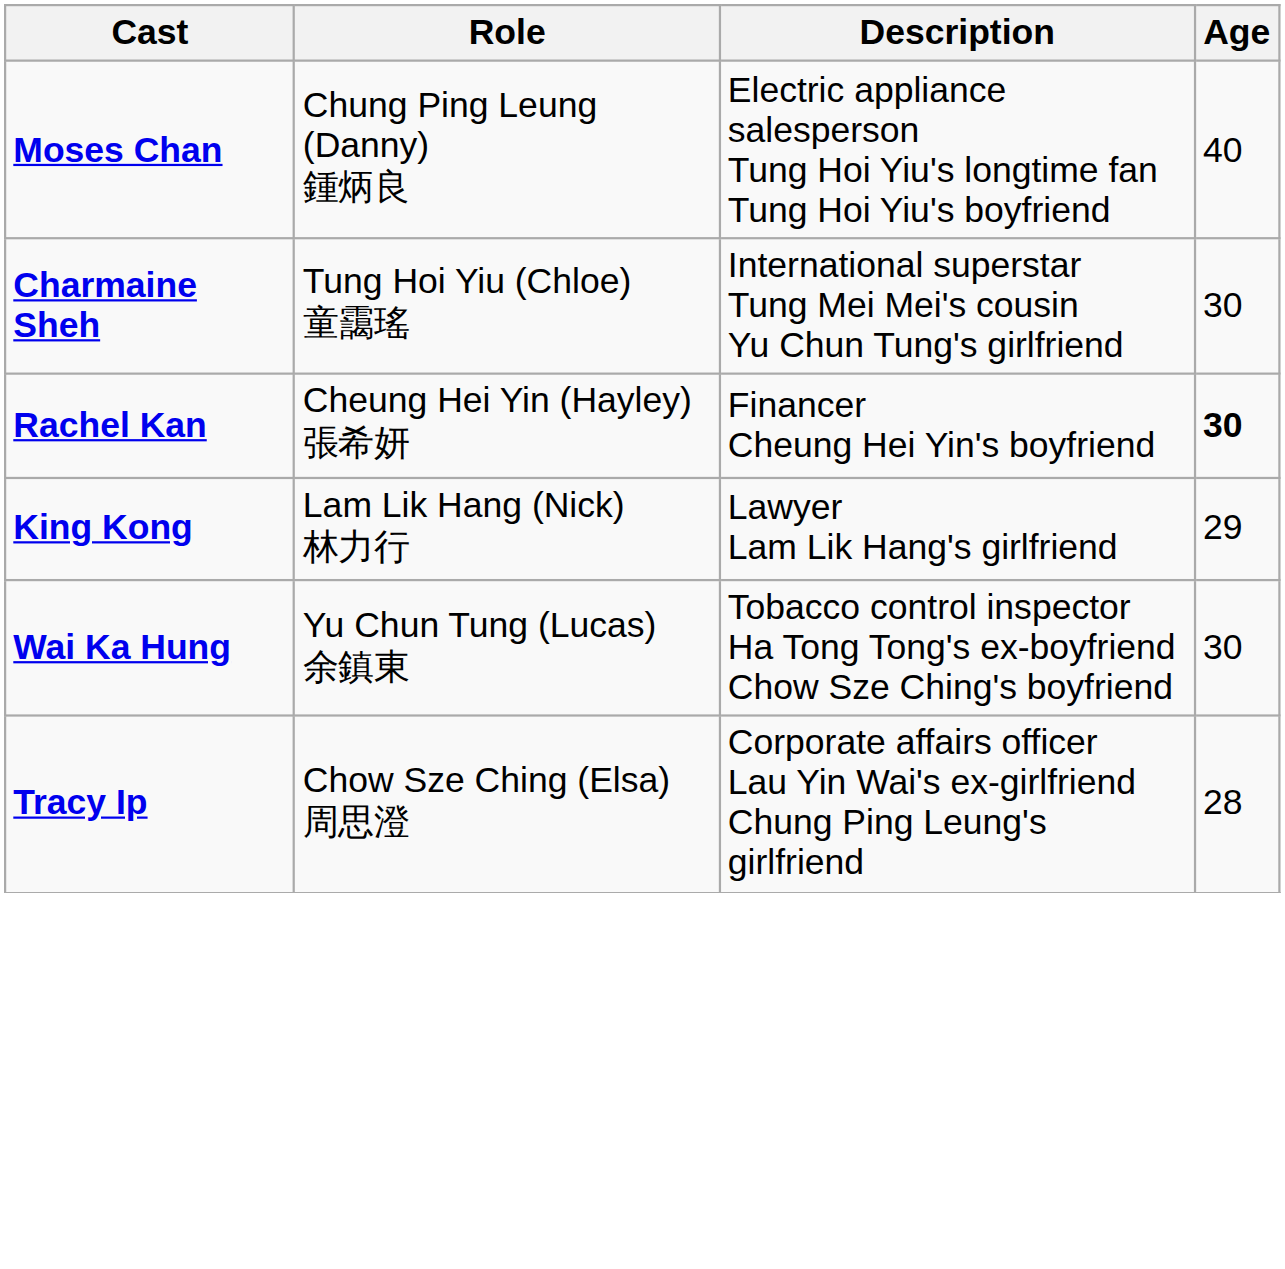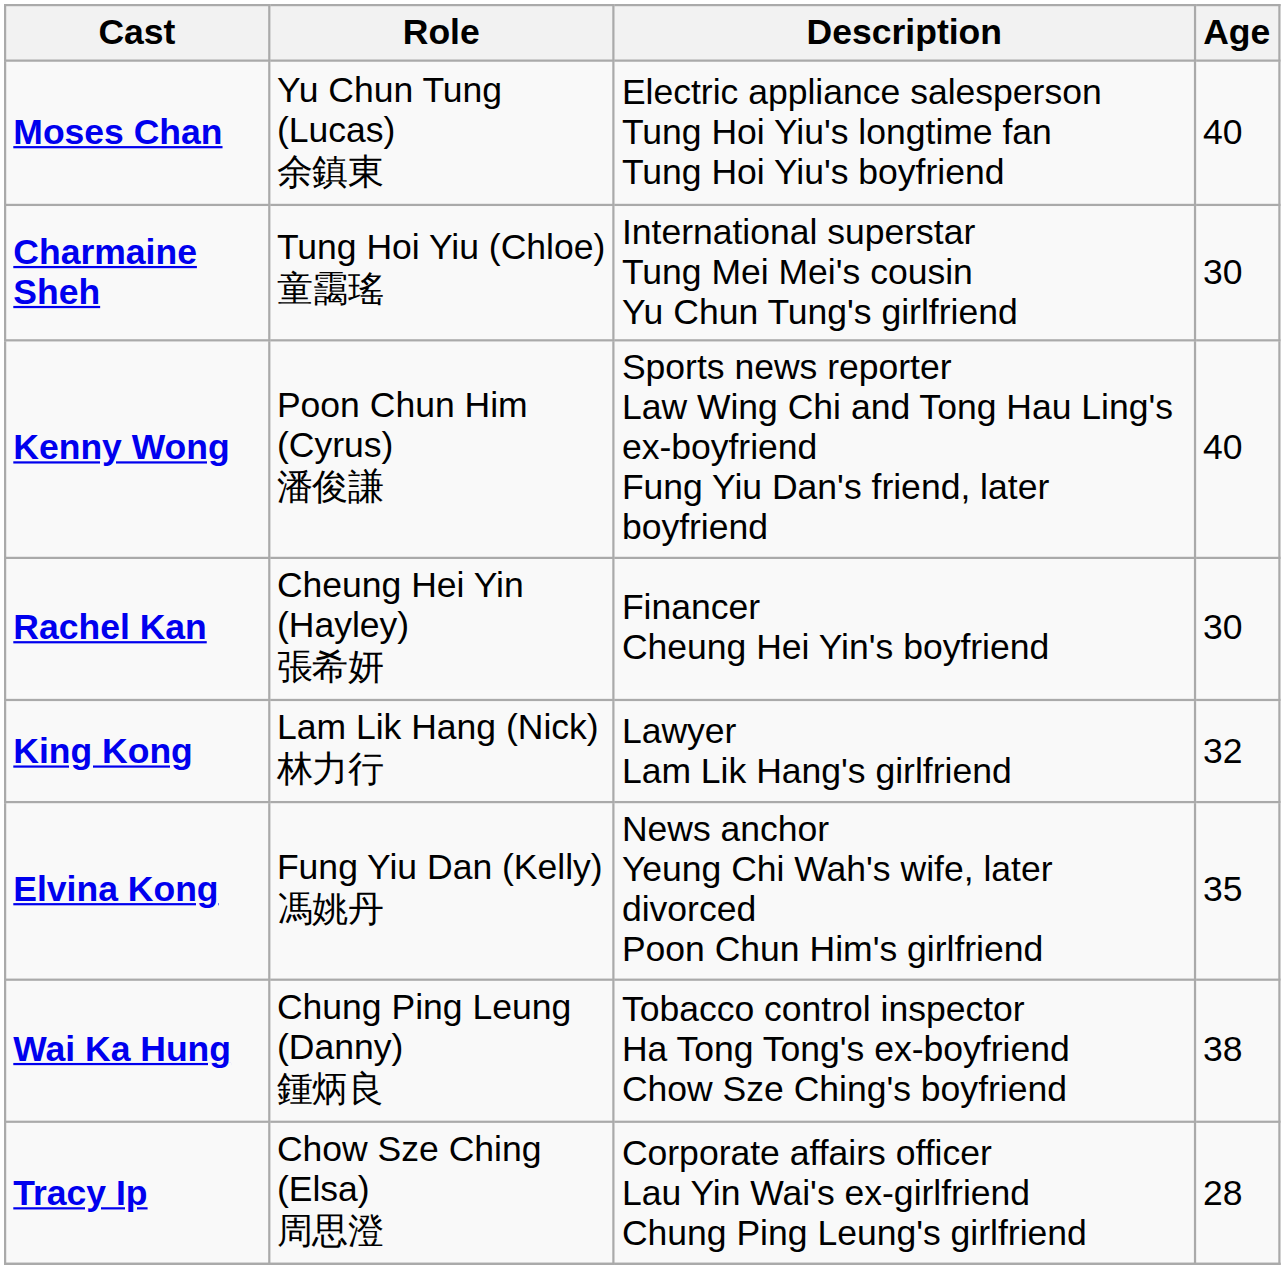(450, 146) Chung Ping Leung (Danny) 鍾炳良 -> (389, 130) Yu Chun Tung (Lucas) 余鎮東
+ row: (122, 448)
(1223, 424) bold -> (1223, 627) normal
(1223, 527) 29 -> (1223, 750) 32
+ row: (116, 890)
(480, 645) Yu Chun Tung (Lucas) 余鎮東 -> (424, 1047) Chung Ping Leung (Danny) 鍾炳良
(1223, 647) 30 -> (1223, 1049) 38
